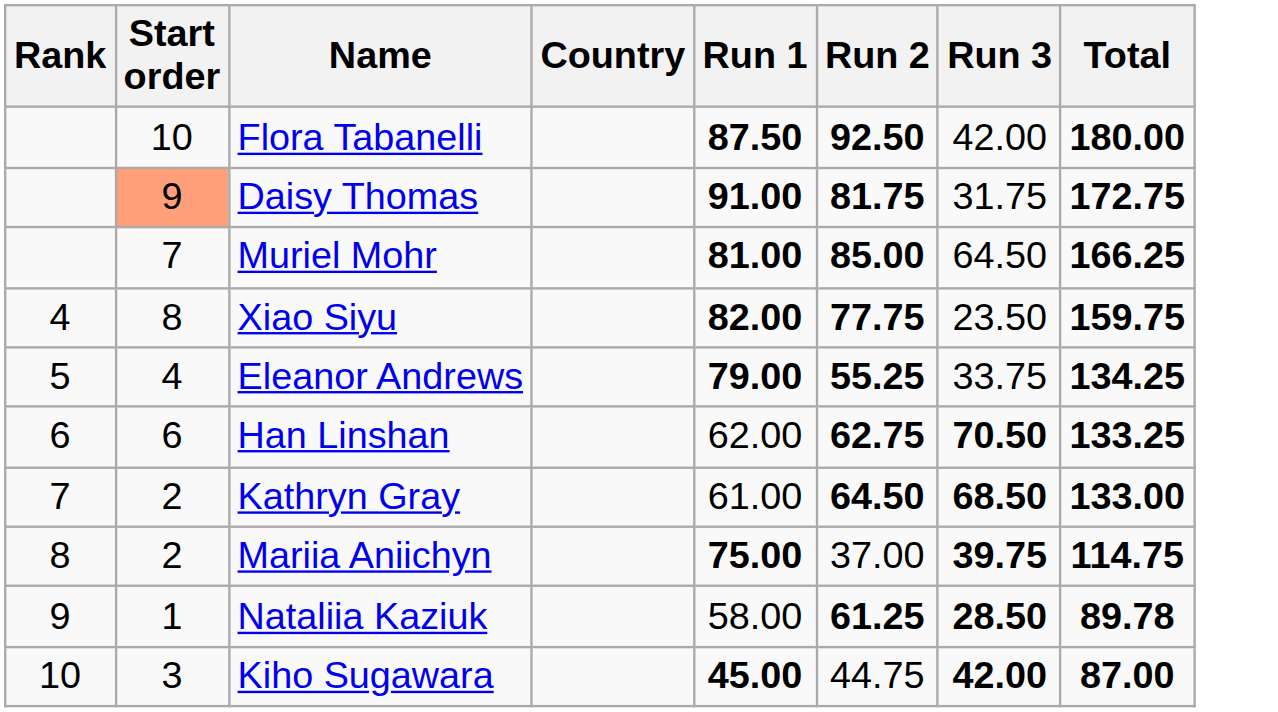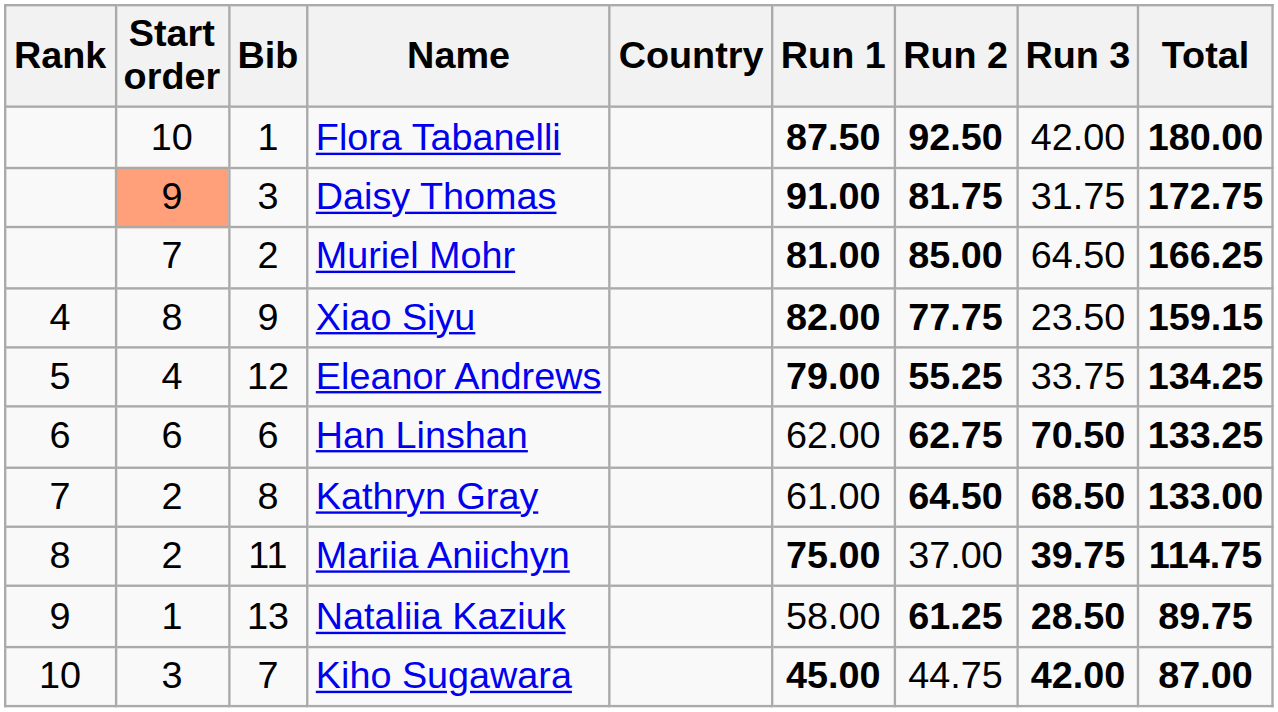+ column: (268, 55)
(1127, 316) 159.75 -> (1206, 316) 159.15
(1127, 615) 89.78 -> (1206, 615) 89.75
